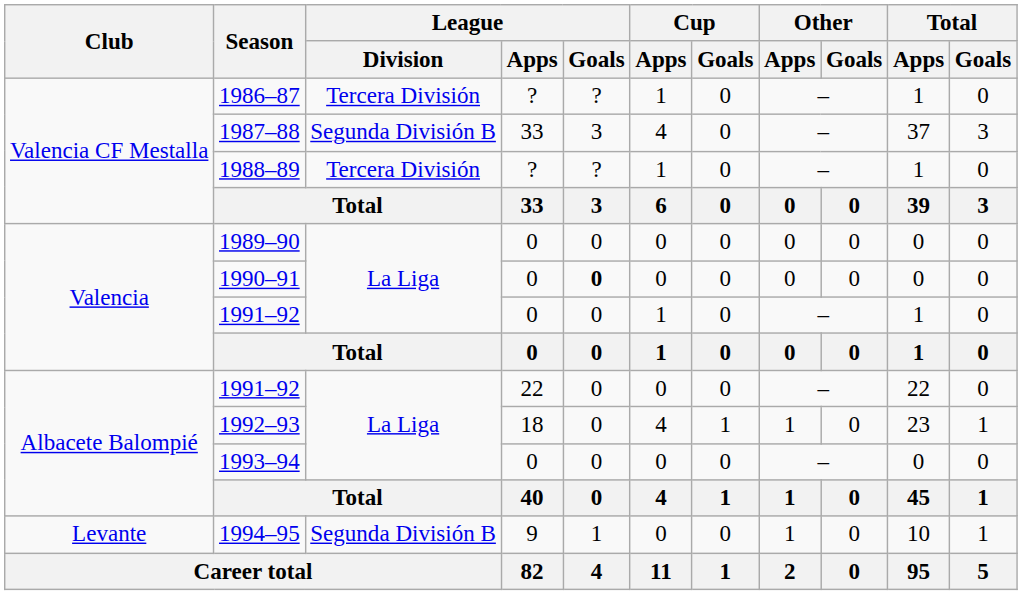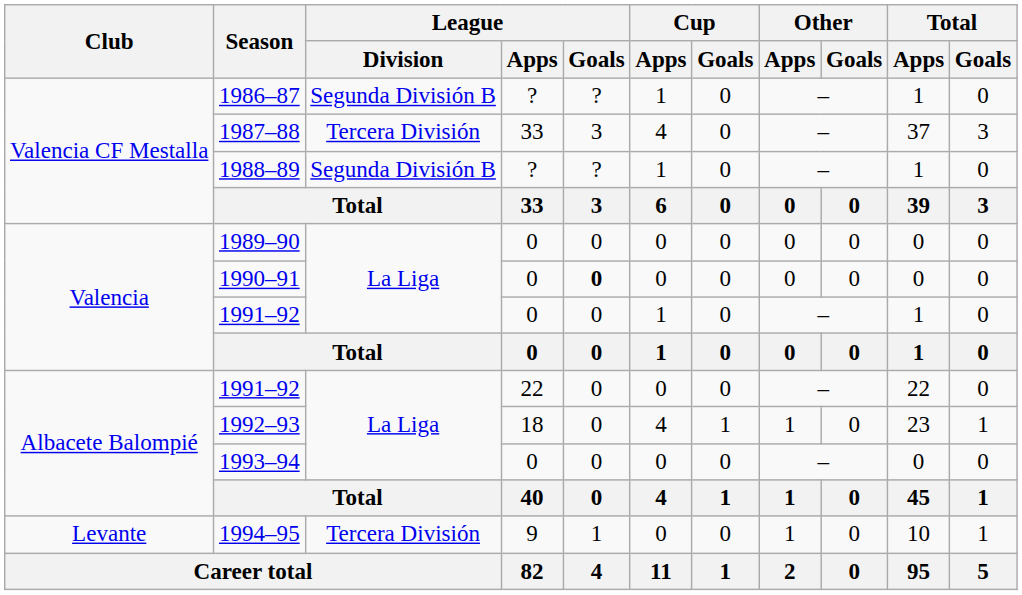(403, 95) Tercera División -> (403, 95) Segunda División B
(403, 132) Segunda División B -> (403, 132) Tercera División
(403, 168) Tercera División -> (403, 168) Segunda División B
(403, 534) Segunda División B -> (403, 534) Tercera División
